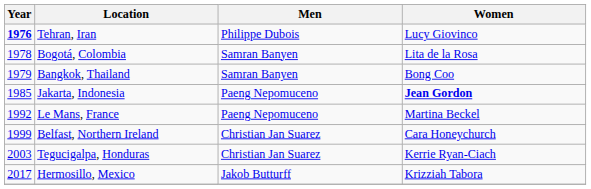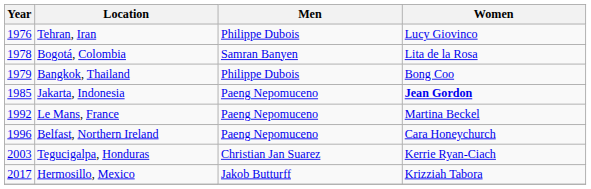(19, 34) bold -> (19, 34) normal
(259, 73) Samran Banyen -> (260, 73) Philippe Dubois
(19, 133) 1999 -> (19, 133) 1996
(271, 133) Christian Jan Suarez -> (270, 133) Paeng Nepomuceno
